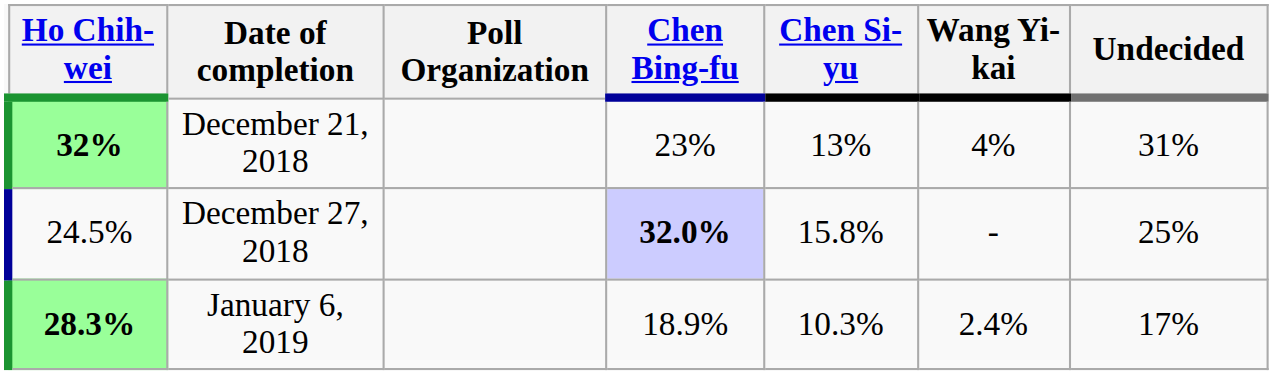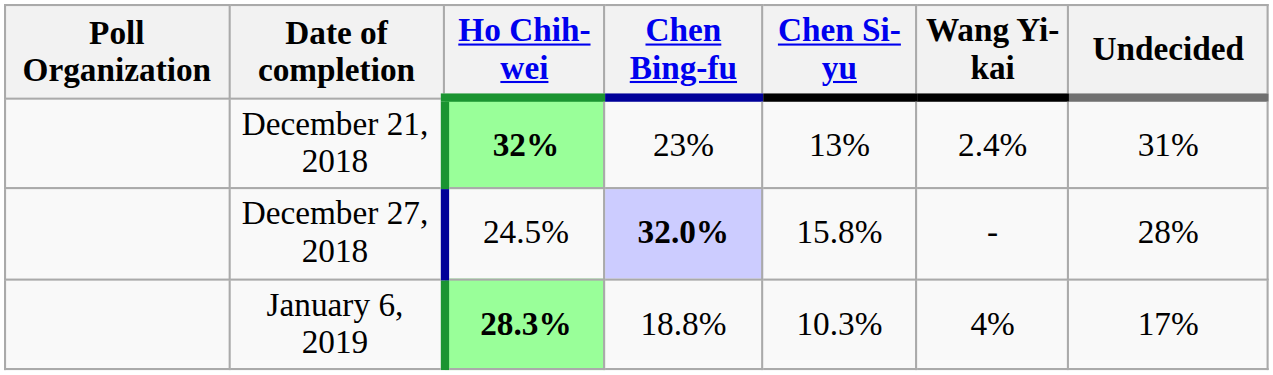columns swapped: (495, 51) <-> (88, 49)
(993, 144) 4% -> (993, 144) 2.4%
(1168, 233) 25% -> (1168, 233) 28%
(685, 323) 18.9% -> (683, 323) 18.8%
(993, 323) 2.4% -> (993, 323) 4%
